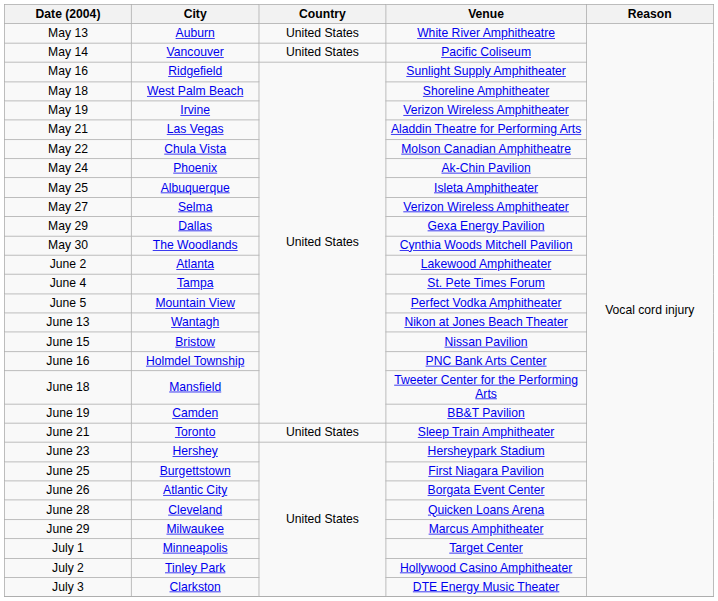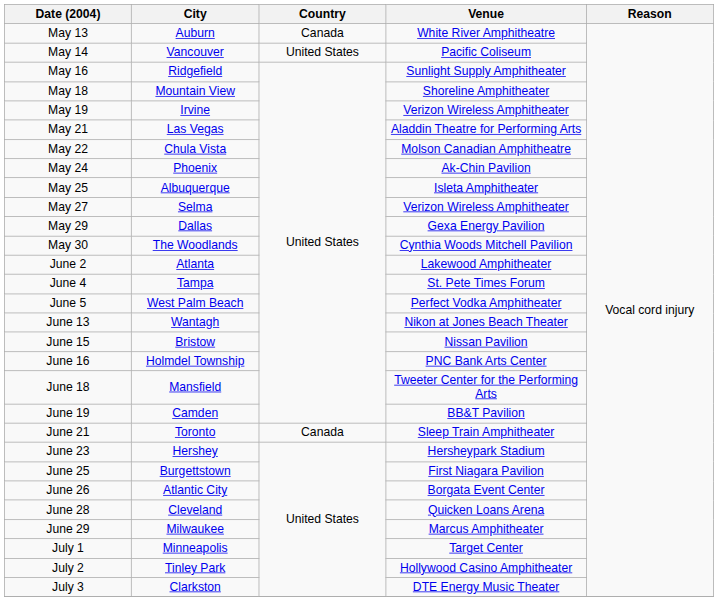(322, 33) United States -> (322, 33) Canada
(195, 91) West Palm Beach -> (195, 91) Mountain View
(195, 303) Mountain View -> (195, 303) West Palm Beach
(322, 432) United States -> (322, 432) Canada
